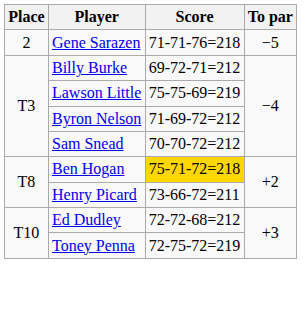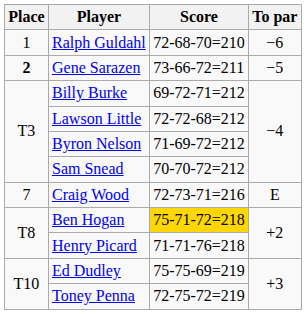+ row: (99, 42)
(26, 42) normal -> (26, 67) bold
(195, 42) 71-71-76=218 -> (199, 67) 73-66-72=211
(195, 93) 75-75-69=219 -> (199, 118) 72-72-68=212
+ row: (91, 194)
(194, 194) 73-66-72=211 -> (199, 245) 71-71-76=218
(195, 220) 72-72-68=212 -> (199, 270) 75-75-69=219
